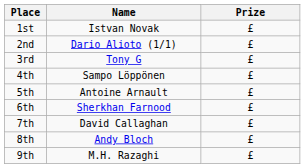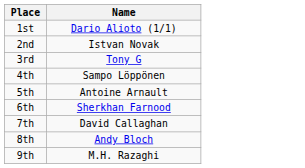- column: (250, 12)
(124, 28) Istvan Novak -> (124, 28) Dario Alioto (1/1)
(124, 44) Dario Alioto (1/1) -> (124, 44) Istvan Novak
